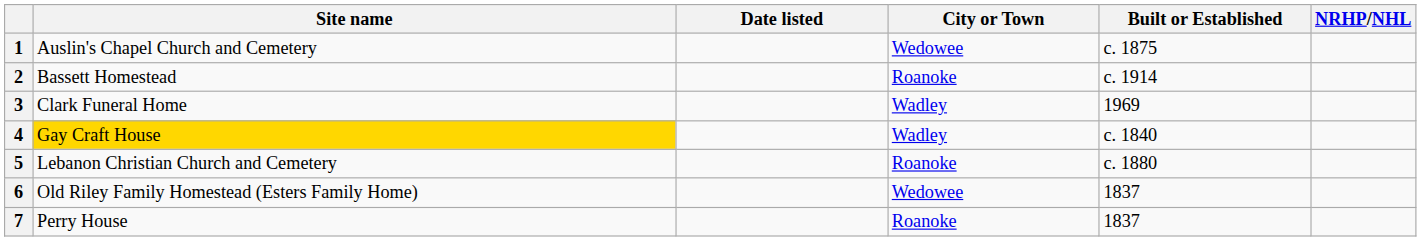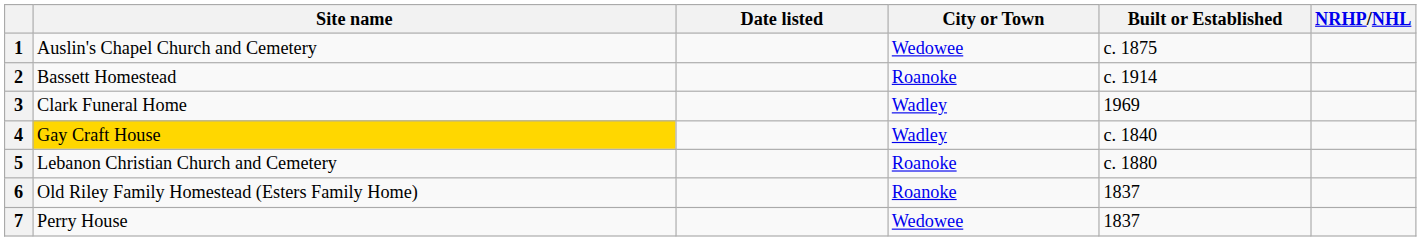(928, 192) Wedowee -> (924, 192) Roanoke
(924, 221) Roanoke -> (928, 221) Wedowee
